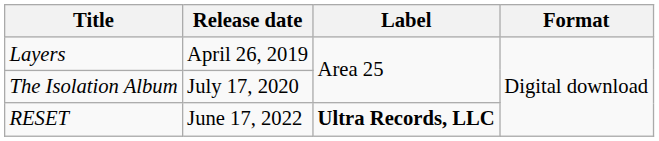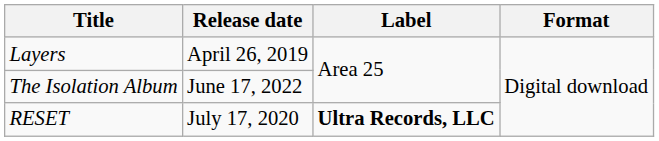(243, 86) July 17, 2020 -> (245, 86) June 17, 2022
(245, 119) June 17, 2022 -> (243, 119) July 17, 2020
